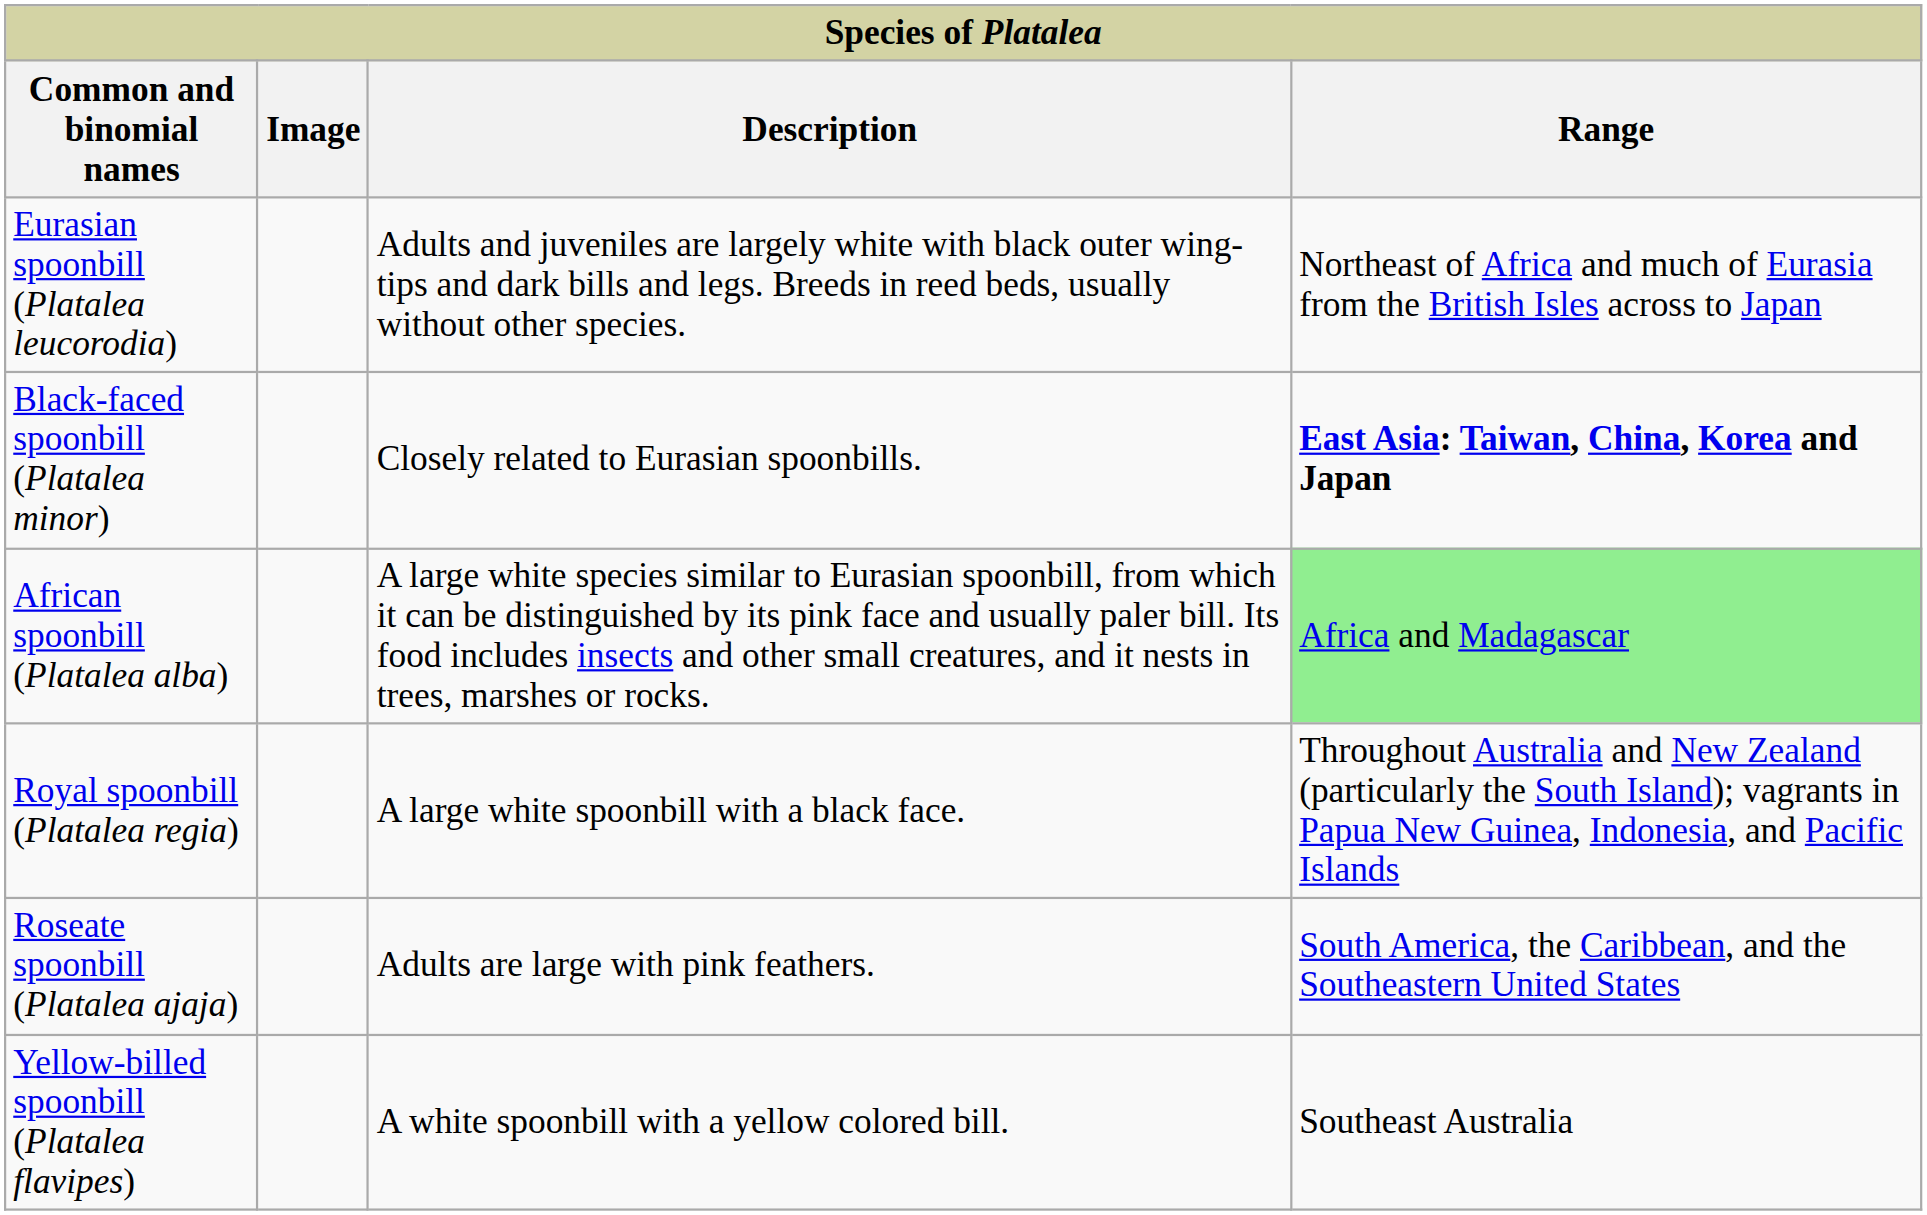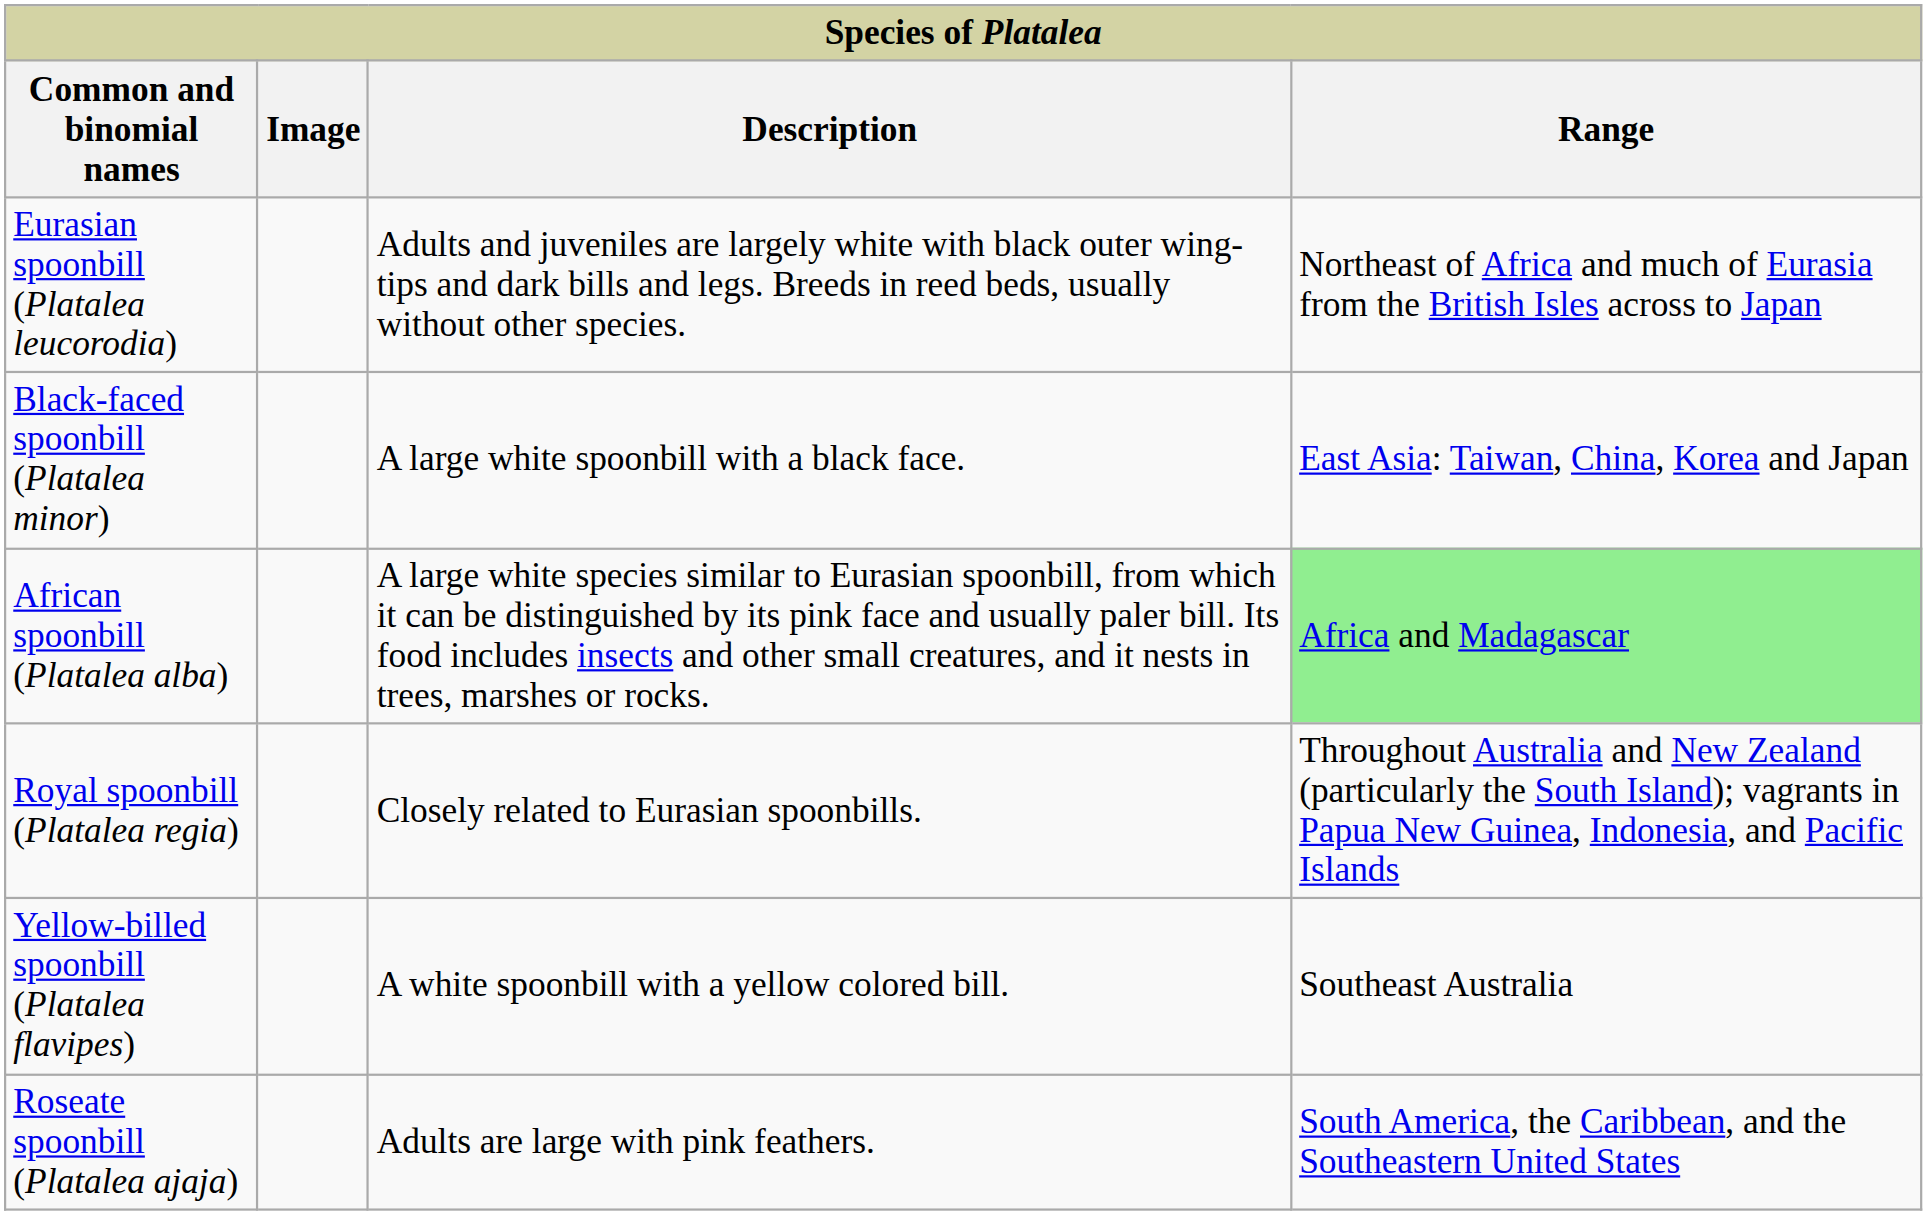(649, 459) Closely related to Eurasian spoonbills. -> (671, 459) A large white spoonbill with a black face.
(1578, 459) bold -> (1604, 459) normal
(671, 810) A large white spoonbill with a black face. -> (649, 810) Closely related to Eurasian spoonbills.
rows swapped: (110, 1121) <-> (126, 965)
